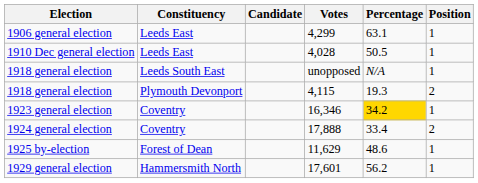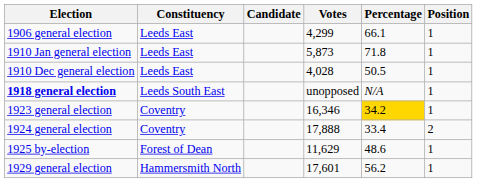(377, 33) 63.1 -> (375, 33) 66.1
+ row: (320, 52)
(60, 71) normal -> (62, 91) bold
- row: (321, 91)
